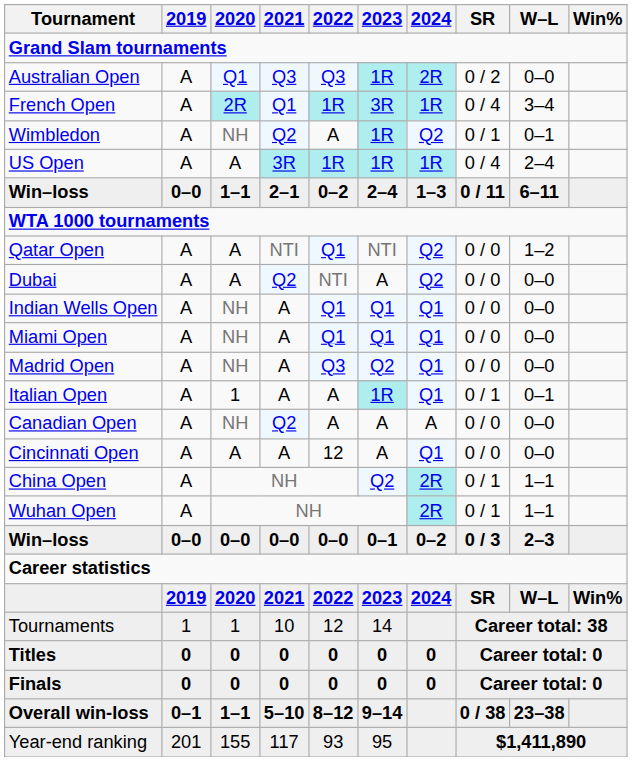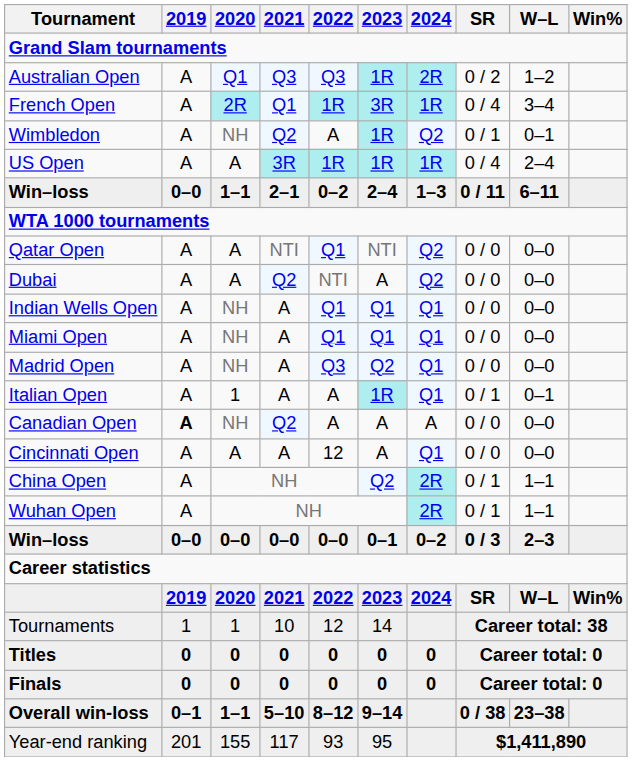(539, 76) 0–0 -> (539, 76) 1–2
(539, 250) 1–2 -> (539, 250) 0–0
(186, 423) normal -> (186, 423) bold
